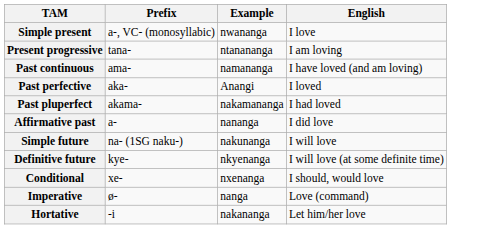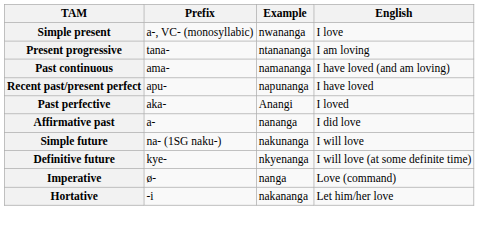+ row: (74, 86)
- row: (55, 104)
- row: (55, 178)
